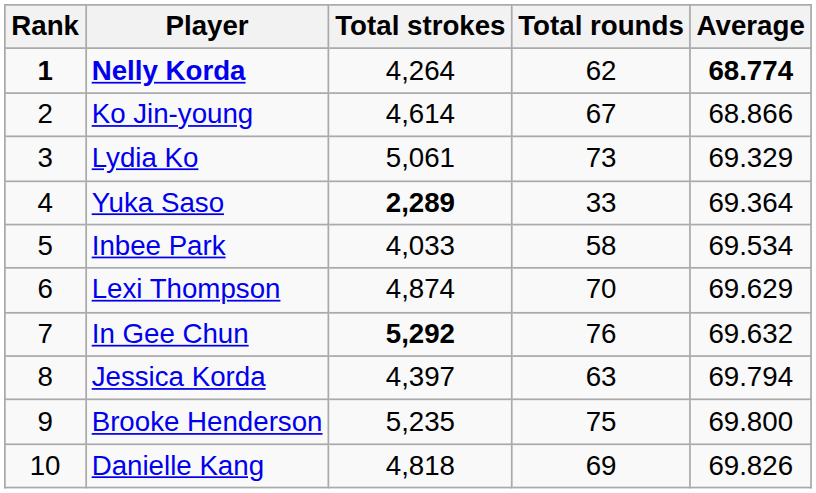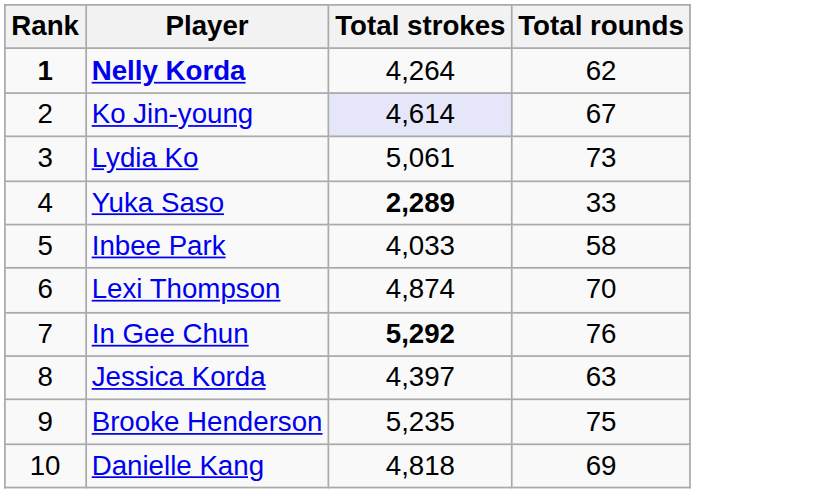- column: (751, 26)
(420, 114) no background -> (420, 114) lavender background
